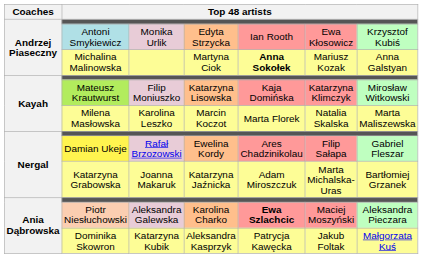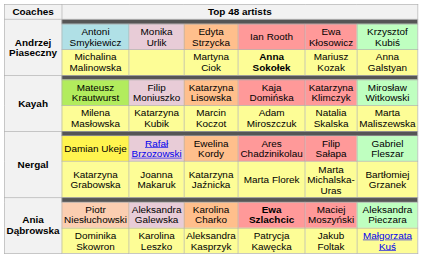(157, 118) Karolina Leszko -> (157, 118) Katarzyna Kubik
(272, 118) Marta Florek -> (272, 118) Adam Miroszczuk
(272, 179) Adam Miroszczuk -> (272, 179) Marta Florek
(157, 241) Katarzyna Kubik -> (157, 241) Karolina Leszko
